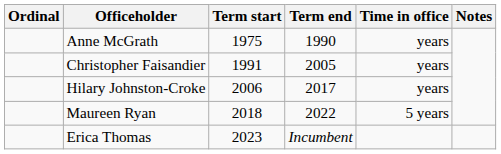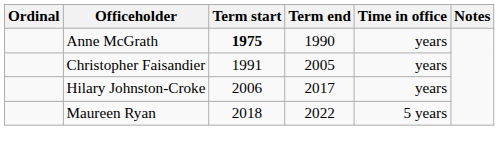(247, 40) normal -> (247, 40) bold
- row: (109, 137)
